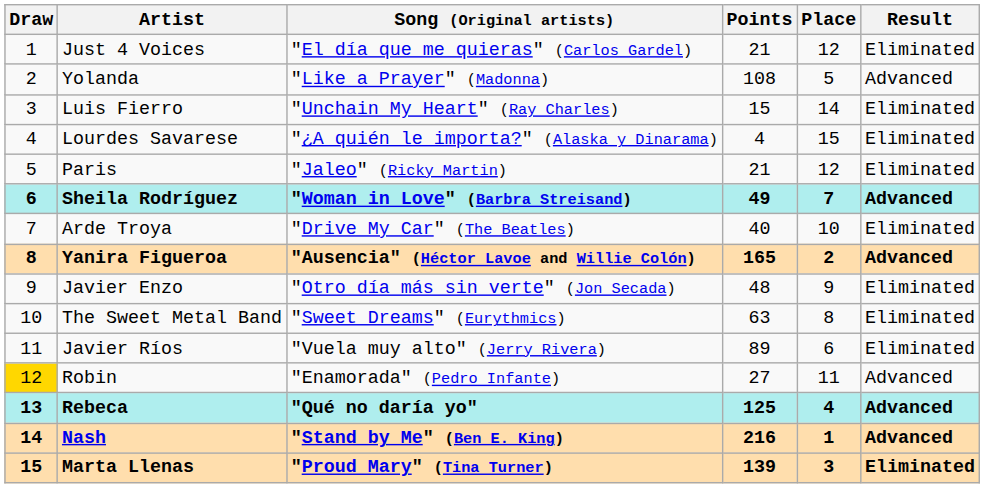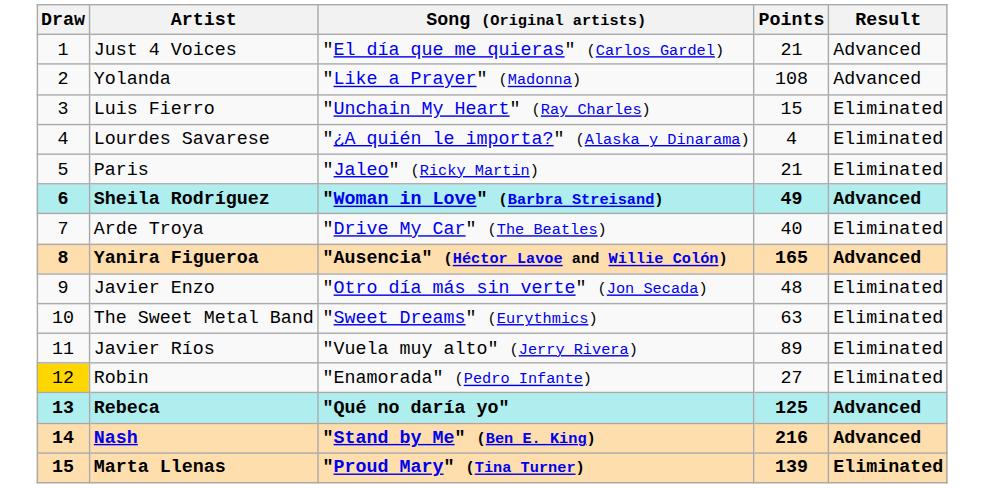- column: (829, 20)
(920, 50) Eliminated -> (877, 50) Advanced
(909, 378) Advanced -> (888, 378) Eliminated
